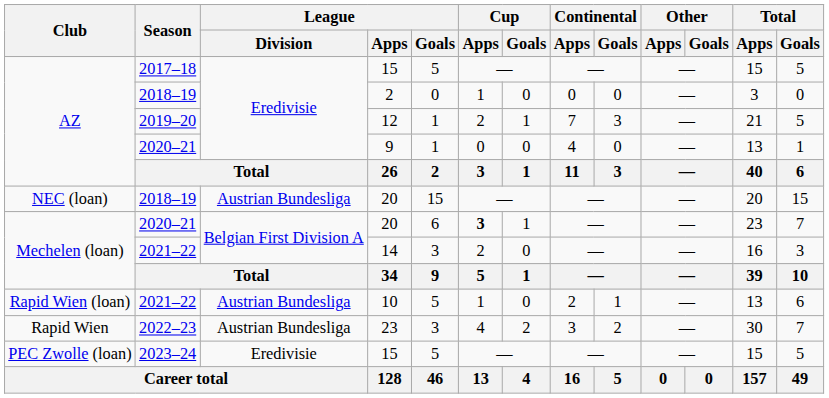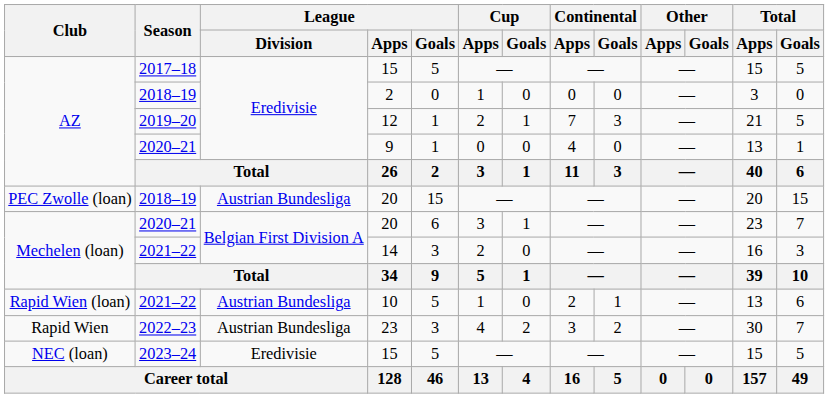(70, 198) NEC (loan) -> (70, 198) PEC Zwolle (loan)
(481, 224) bold -> (481, 224) normal
(70, 353) PEC Zwolle (loan) -> (70, 353) NEC (loan)
